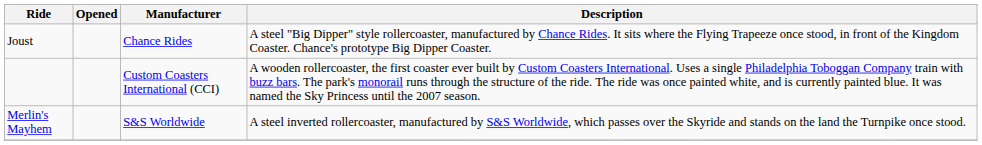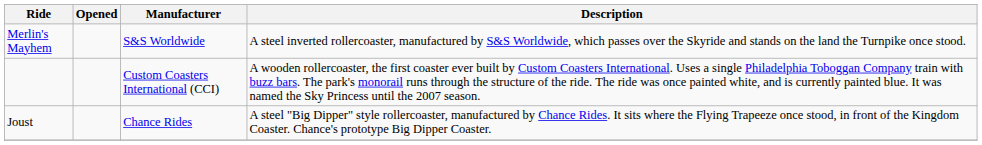rows swapped: (29, 122) <-> (20, 41)
